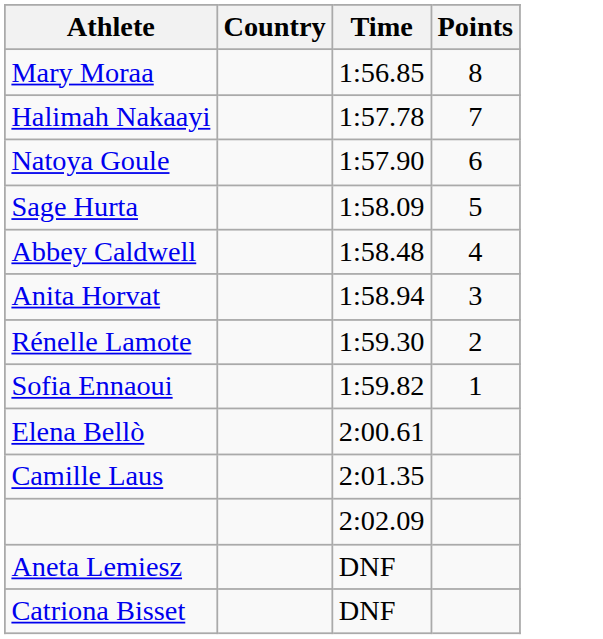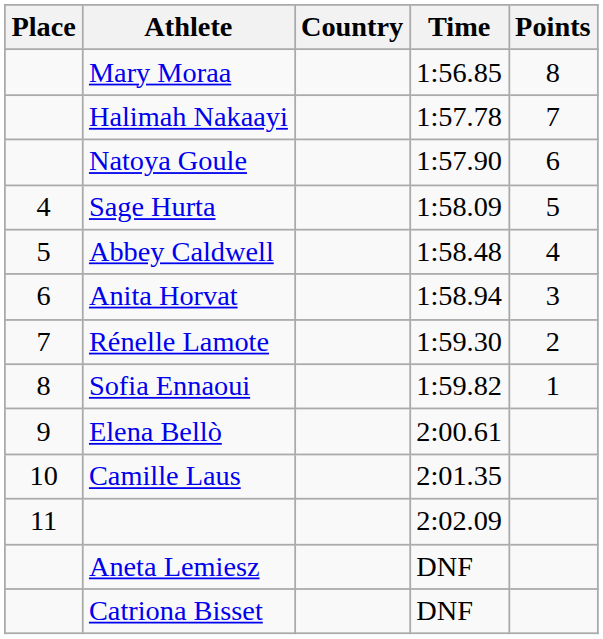+ column: (44, 26)
